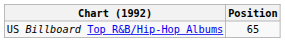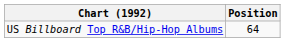(253, 30) 65 -> (253, 30) 64
